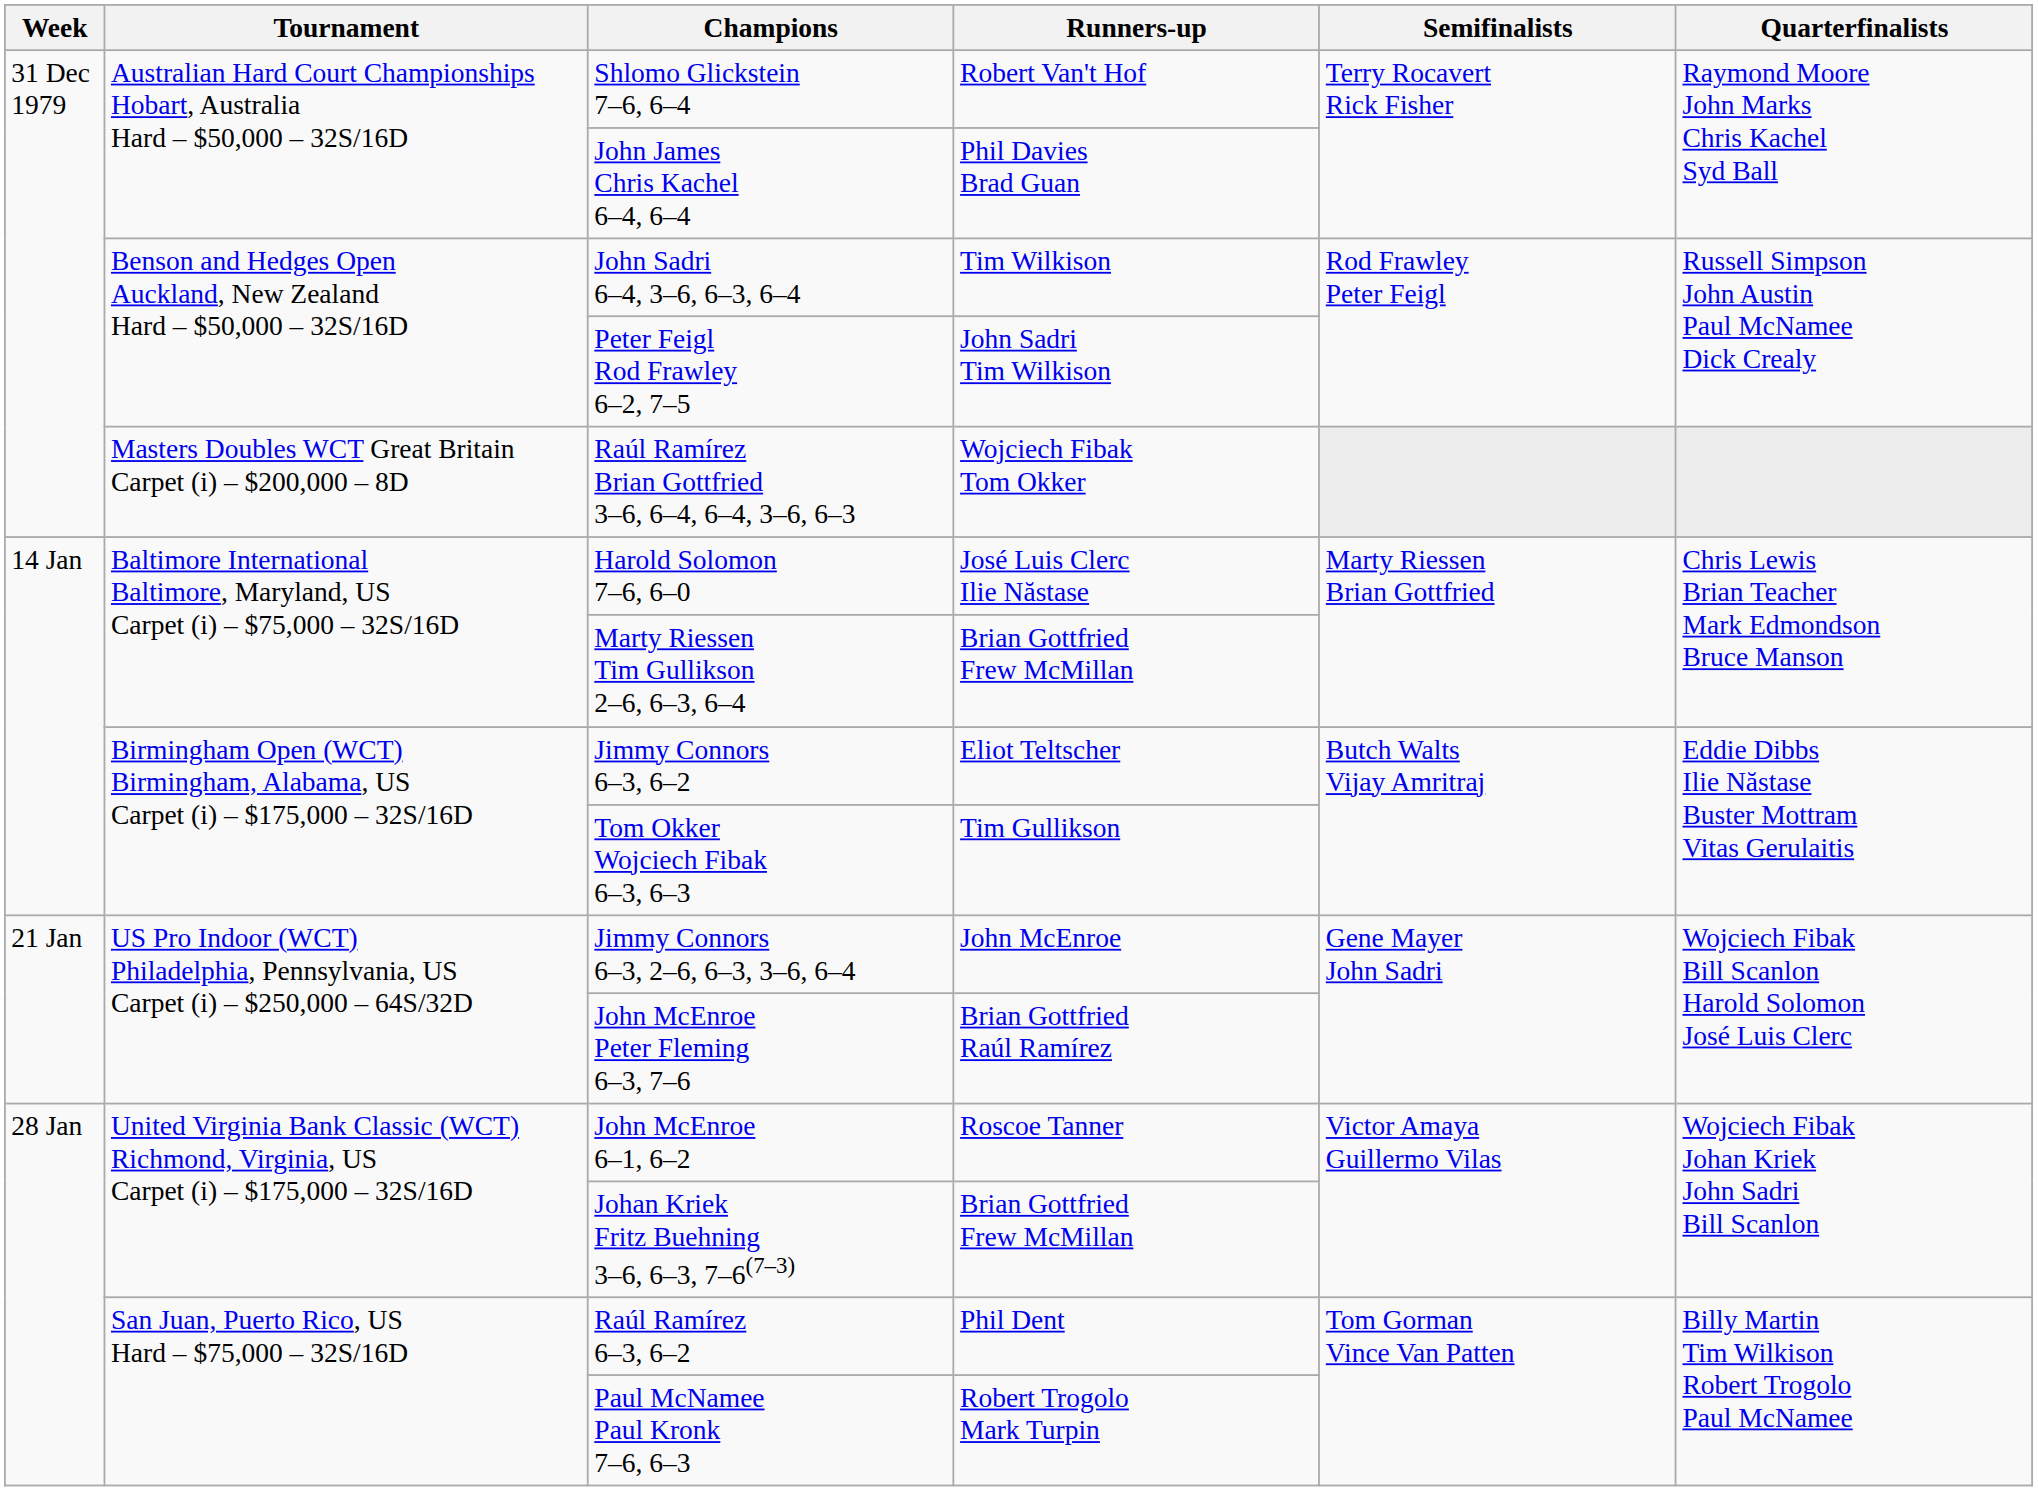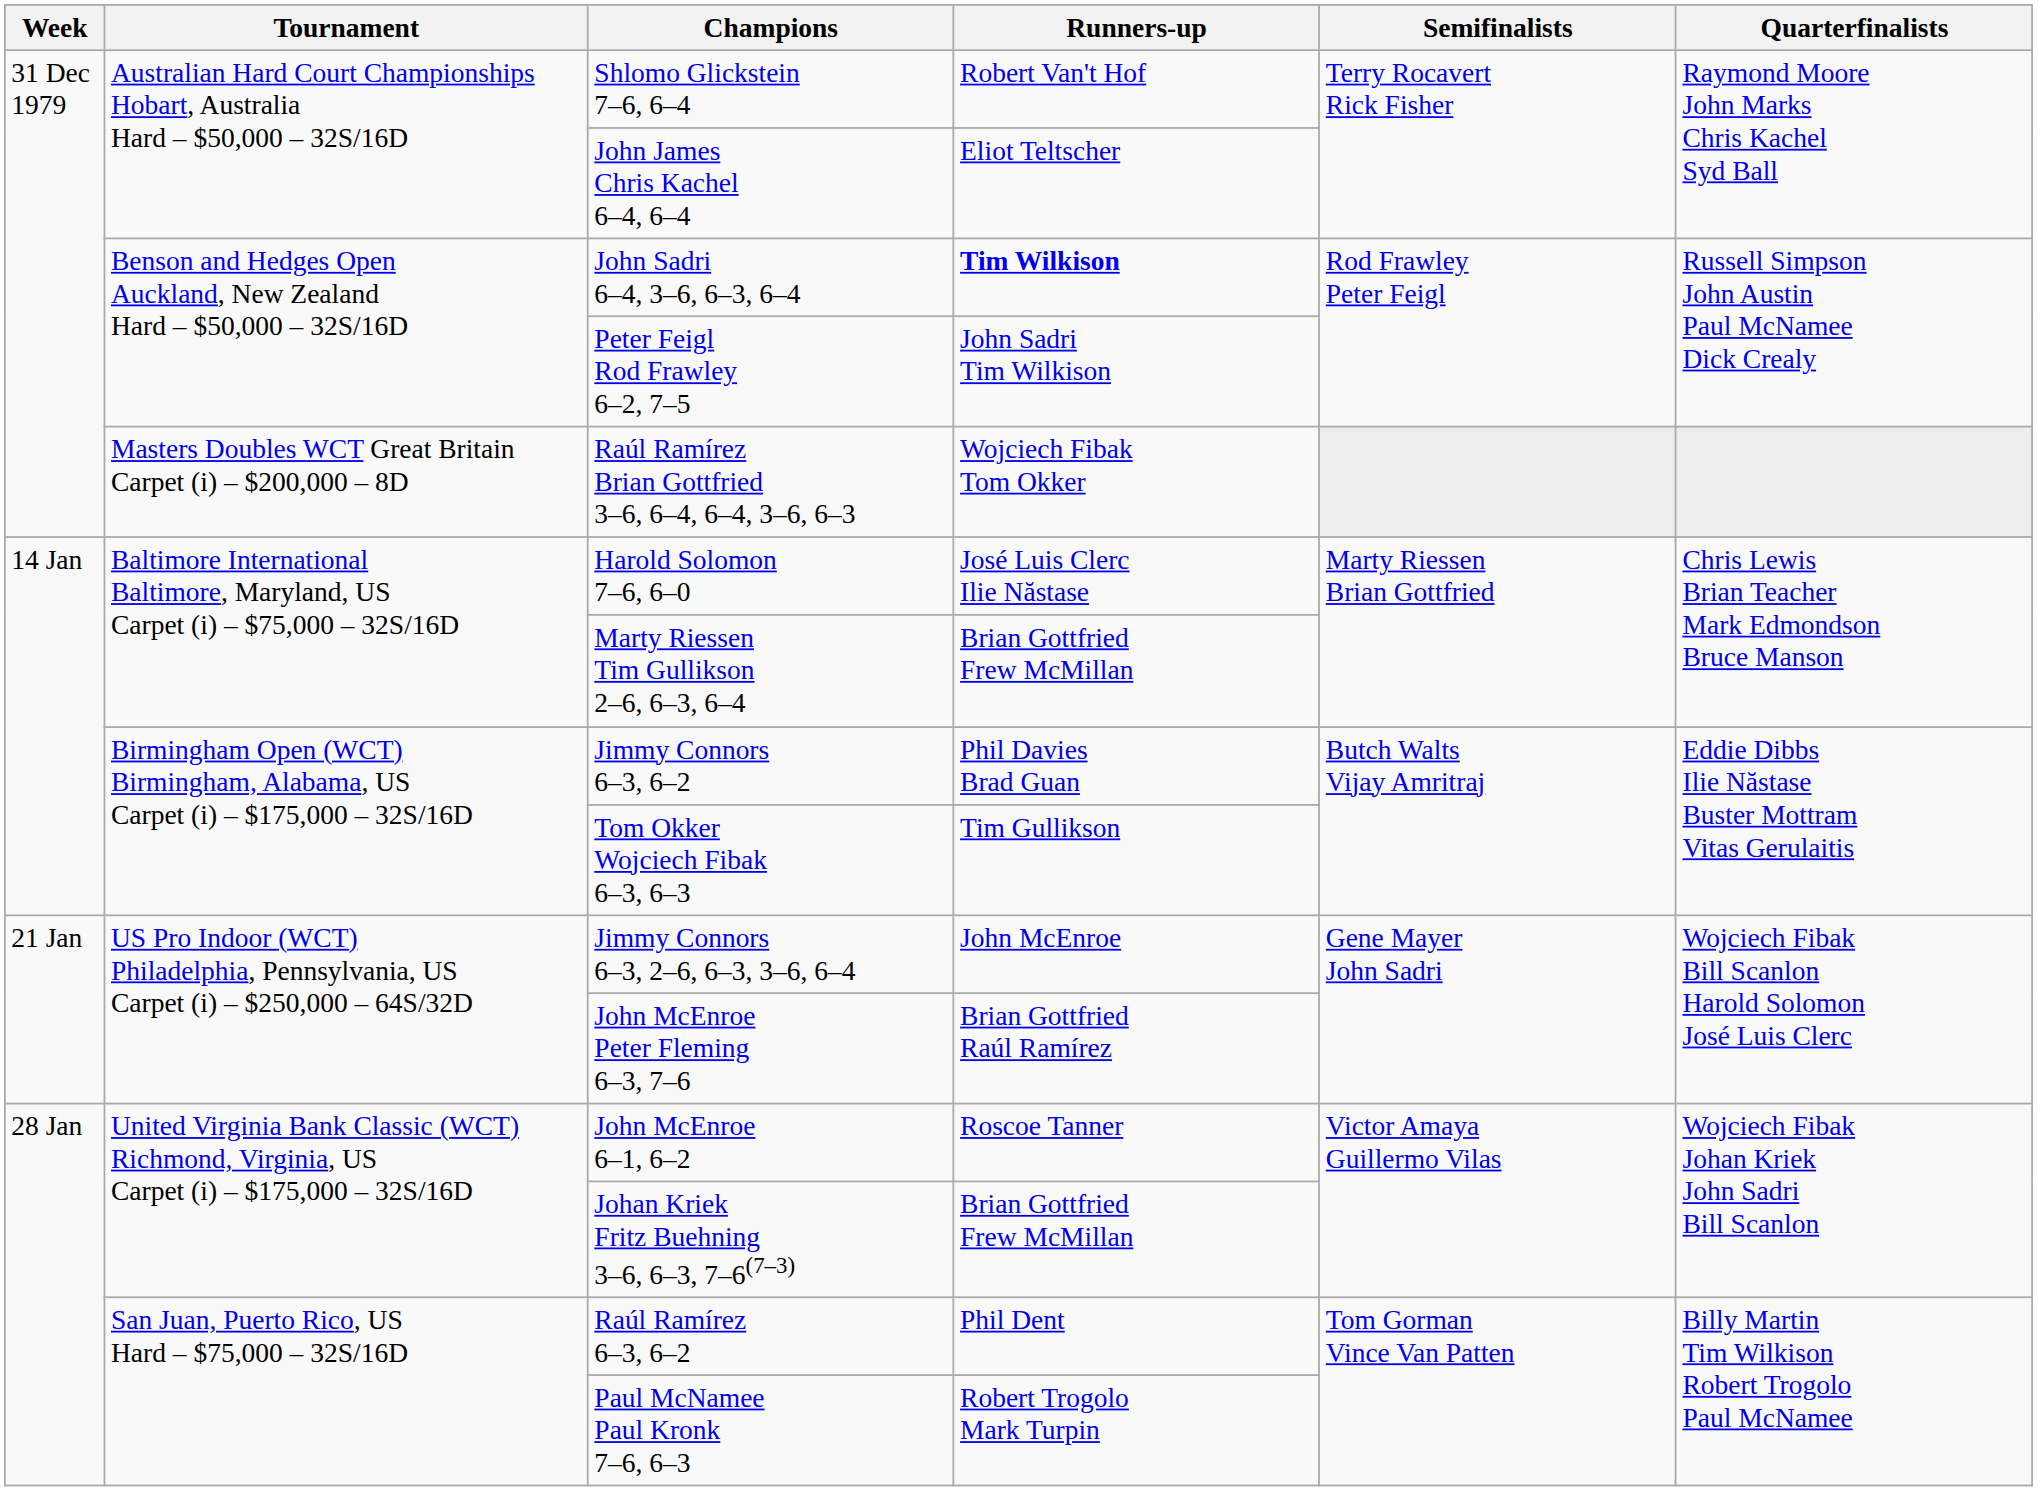(1024, 166) Phil Davies Brad Guan -> (1040, 150) Eliot Teltscher
(1036, 261) normal -> (1040, 261) bold
(1040, 748) Eliot Teltscher -> (1024, 764) Phil Davies Brad Guan
